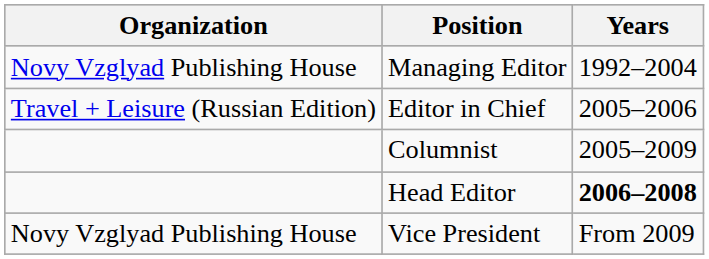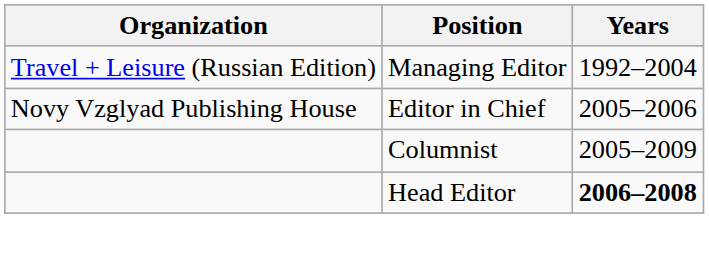(184, 66) Novy Vzglyad Publishing House -> (193, 66) Travel + Leisure (Russian Edition)
(193, 108) Travel + Leisure (Russian Edition) -> (184, 108) Novy Vzglyad Publishing House
- row: (464, 233)
